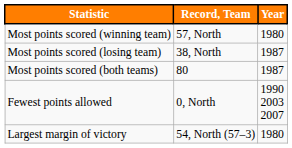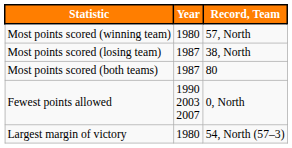columns swapped: (216, 14) <-> (273, 14)
